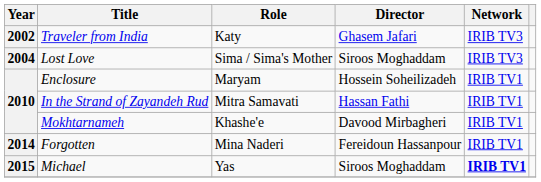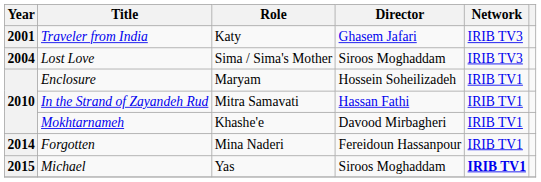(21, 36) 2002 -> (21, 36) 2001
